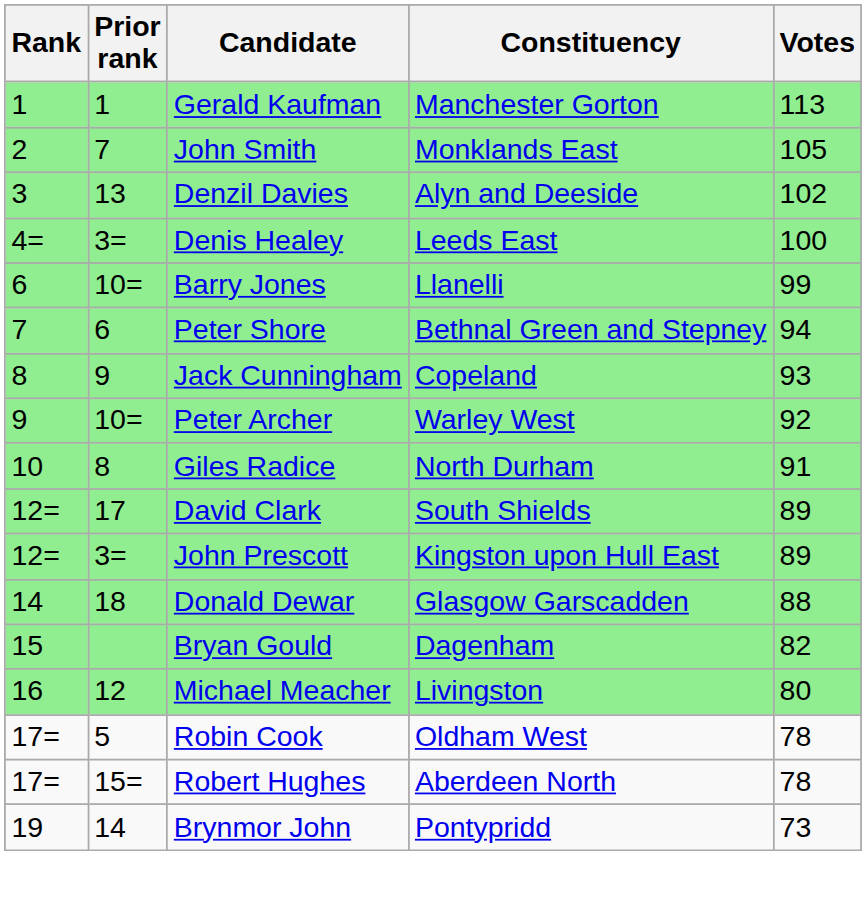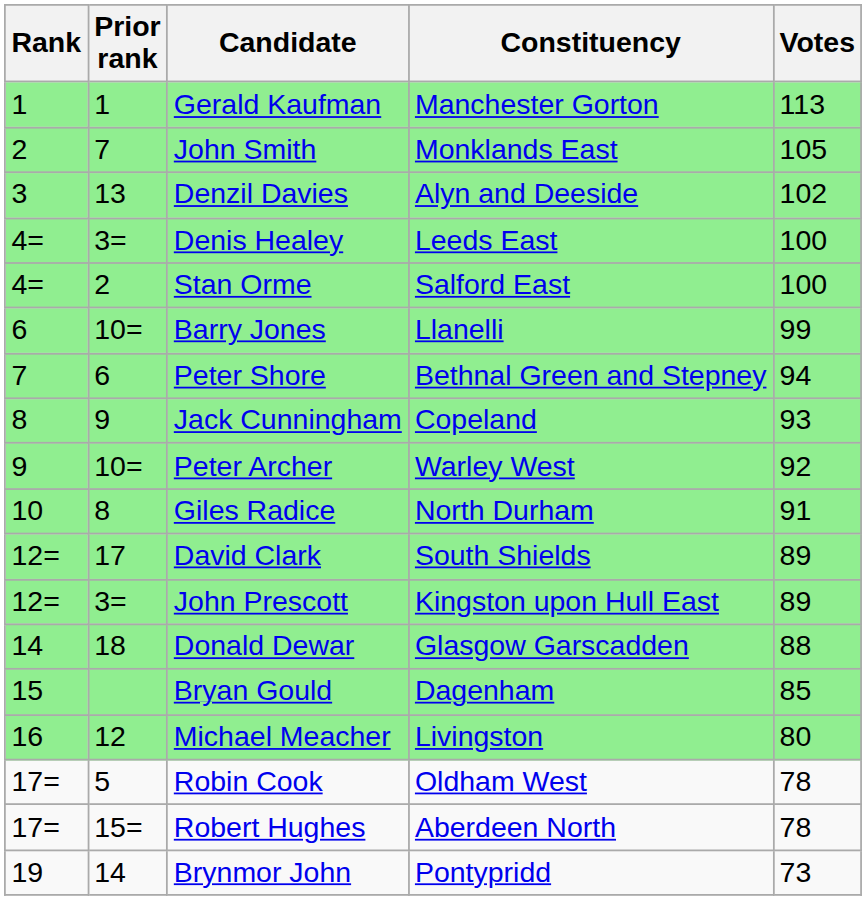+ row: (243, 284)
(795, 646) 82 -> (795, 691) 85
